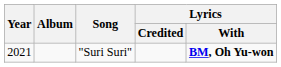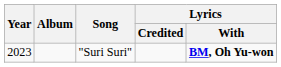(19, 52) 2021 -> (19, 52) 2023
